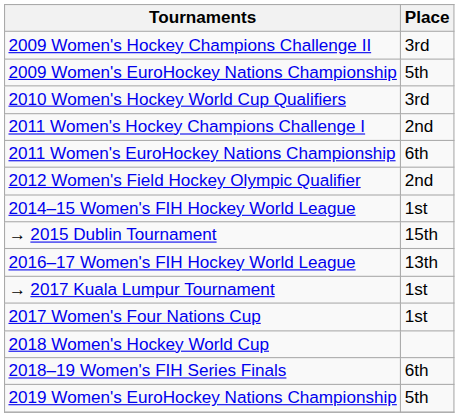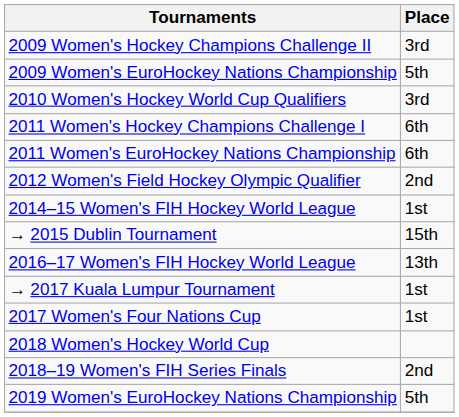(419, 126) 2nd -> (417, 126) 6th
(417, 371) 6th -> (419, 371) 2nd
